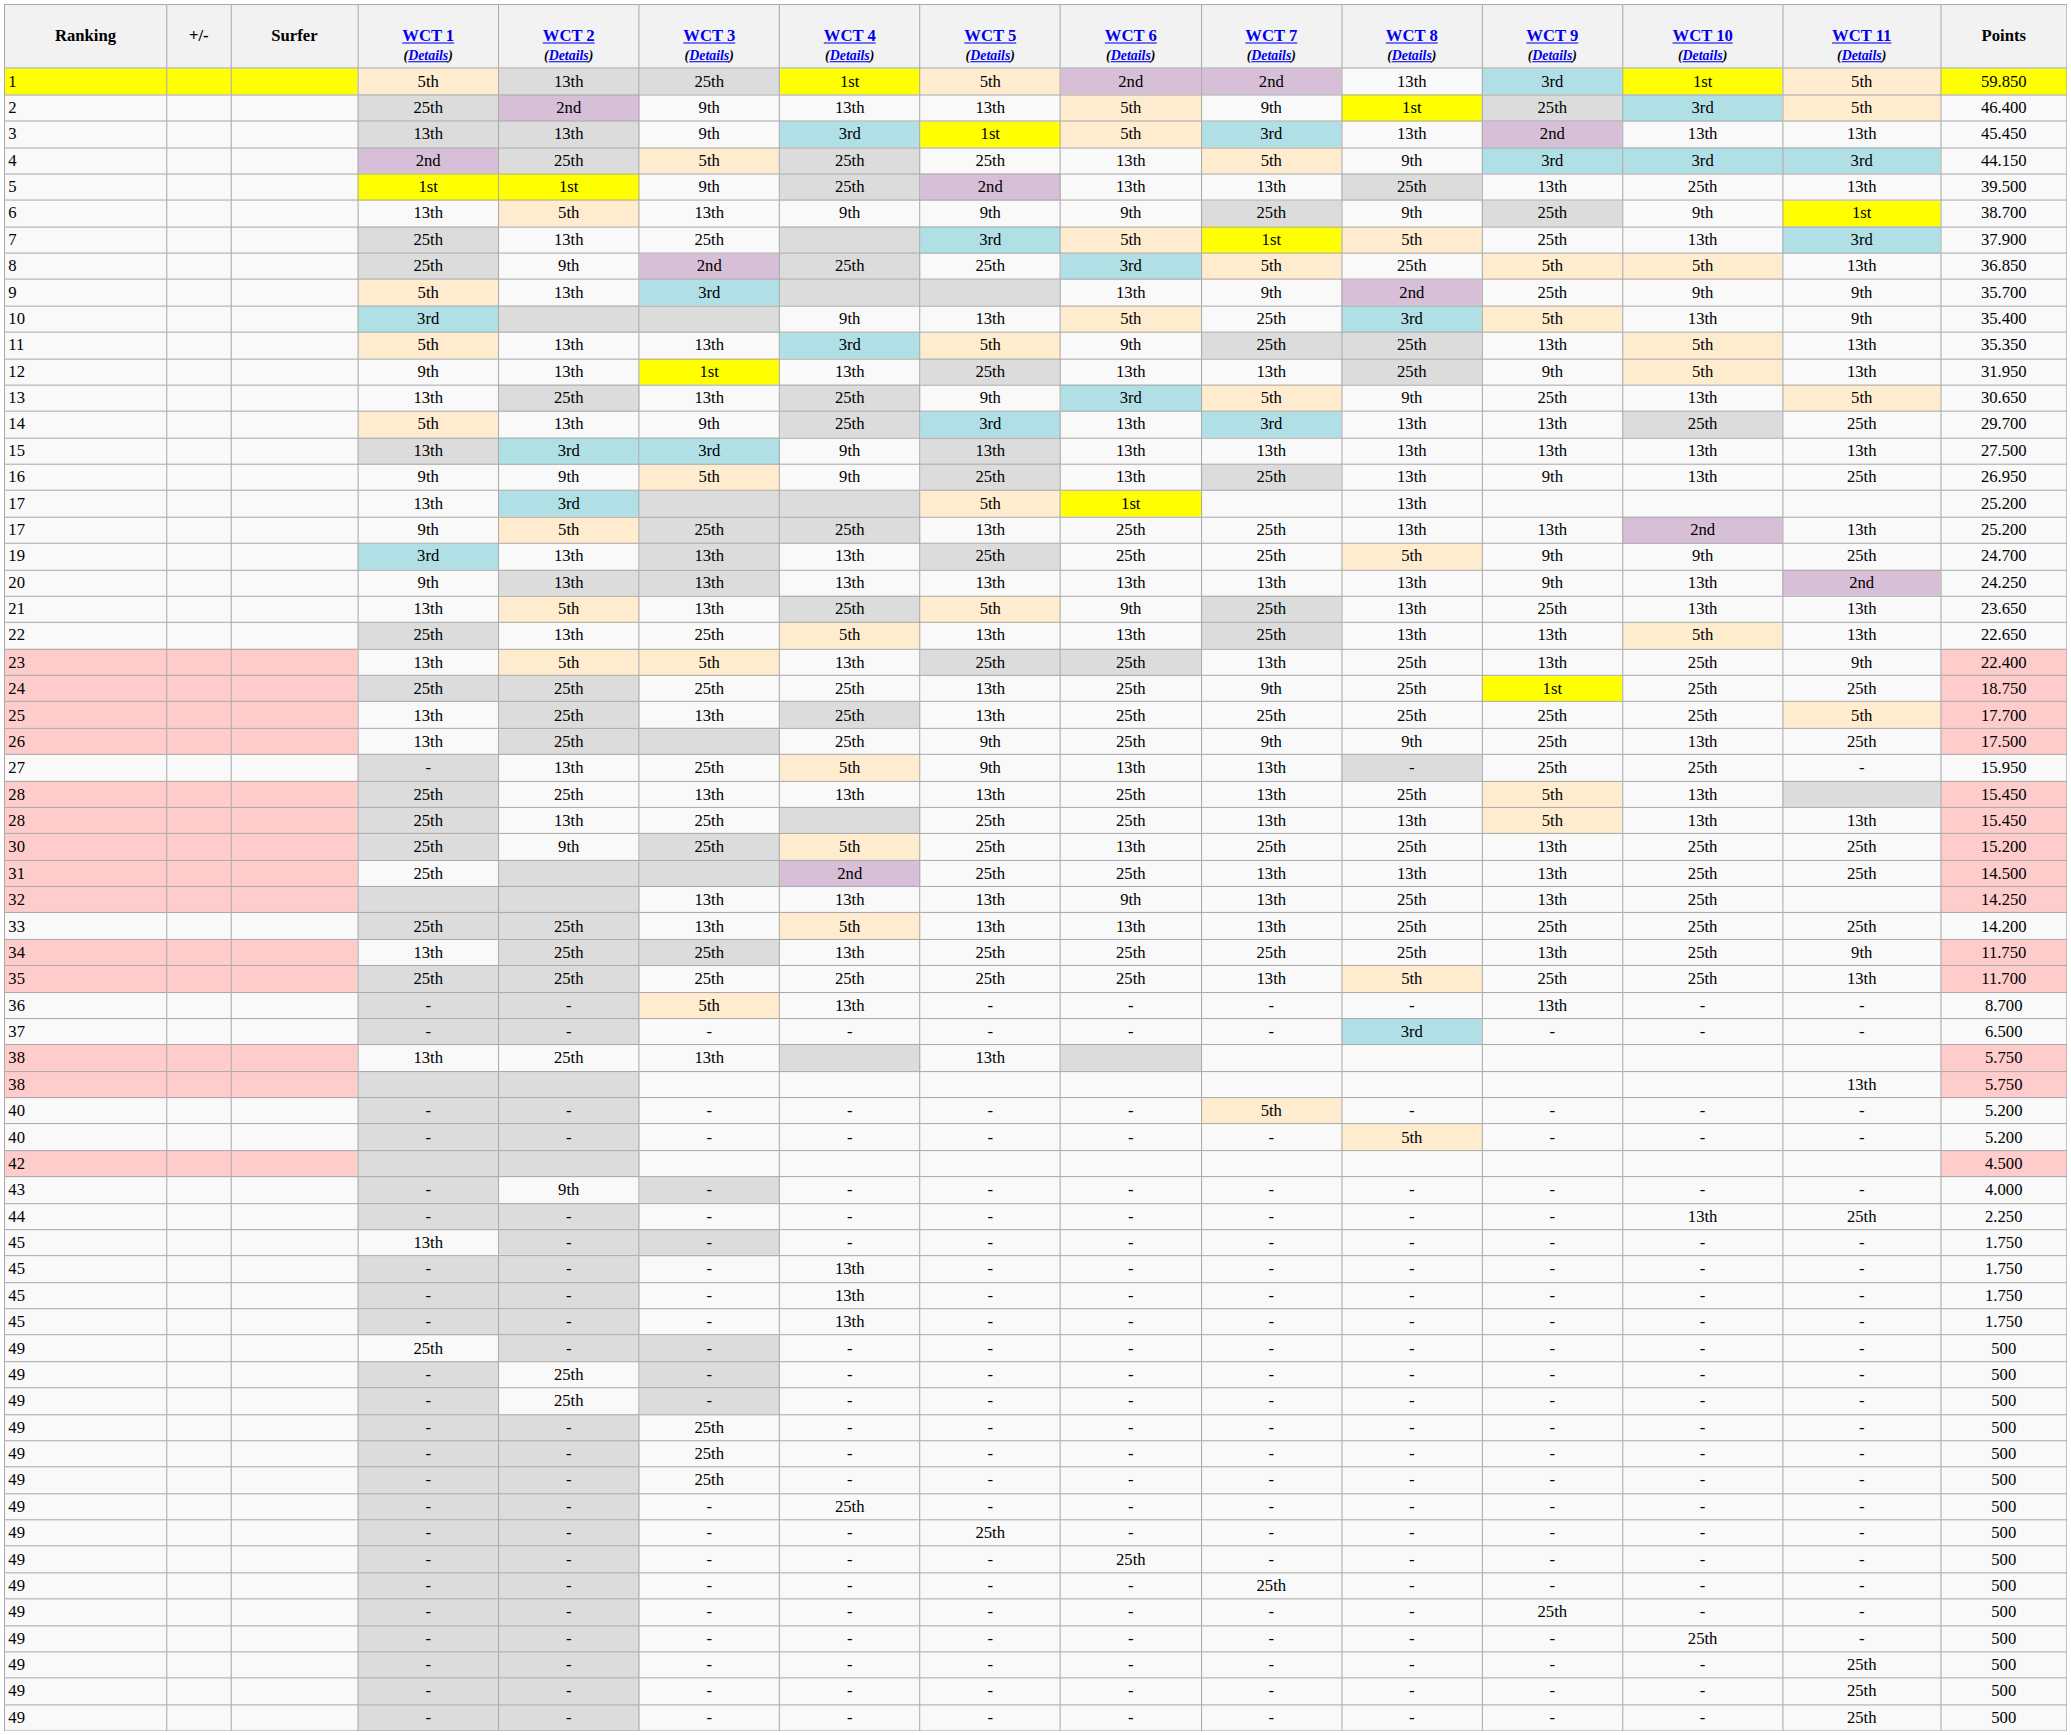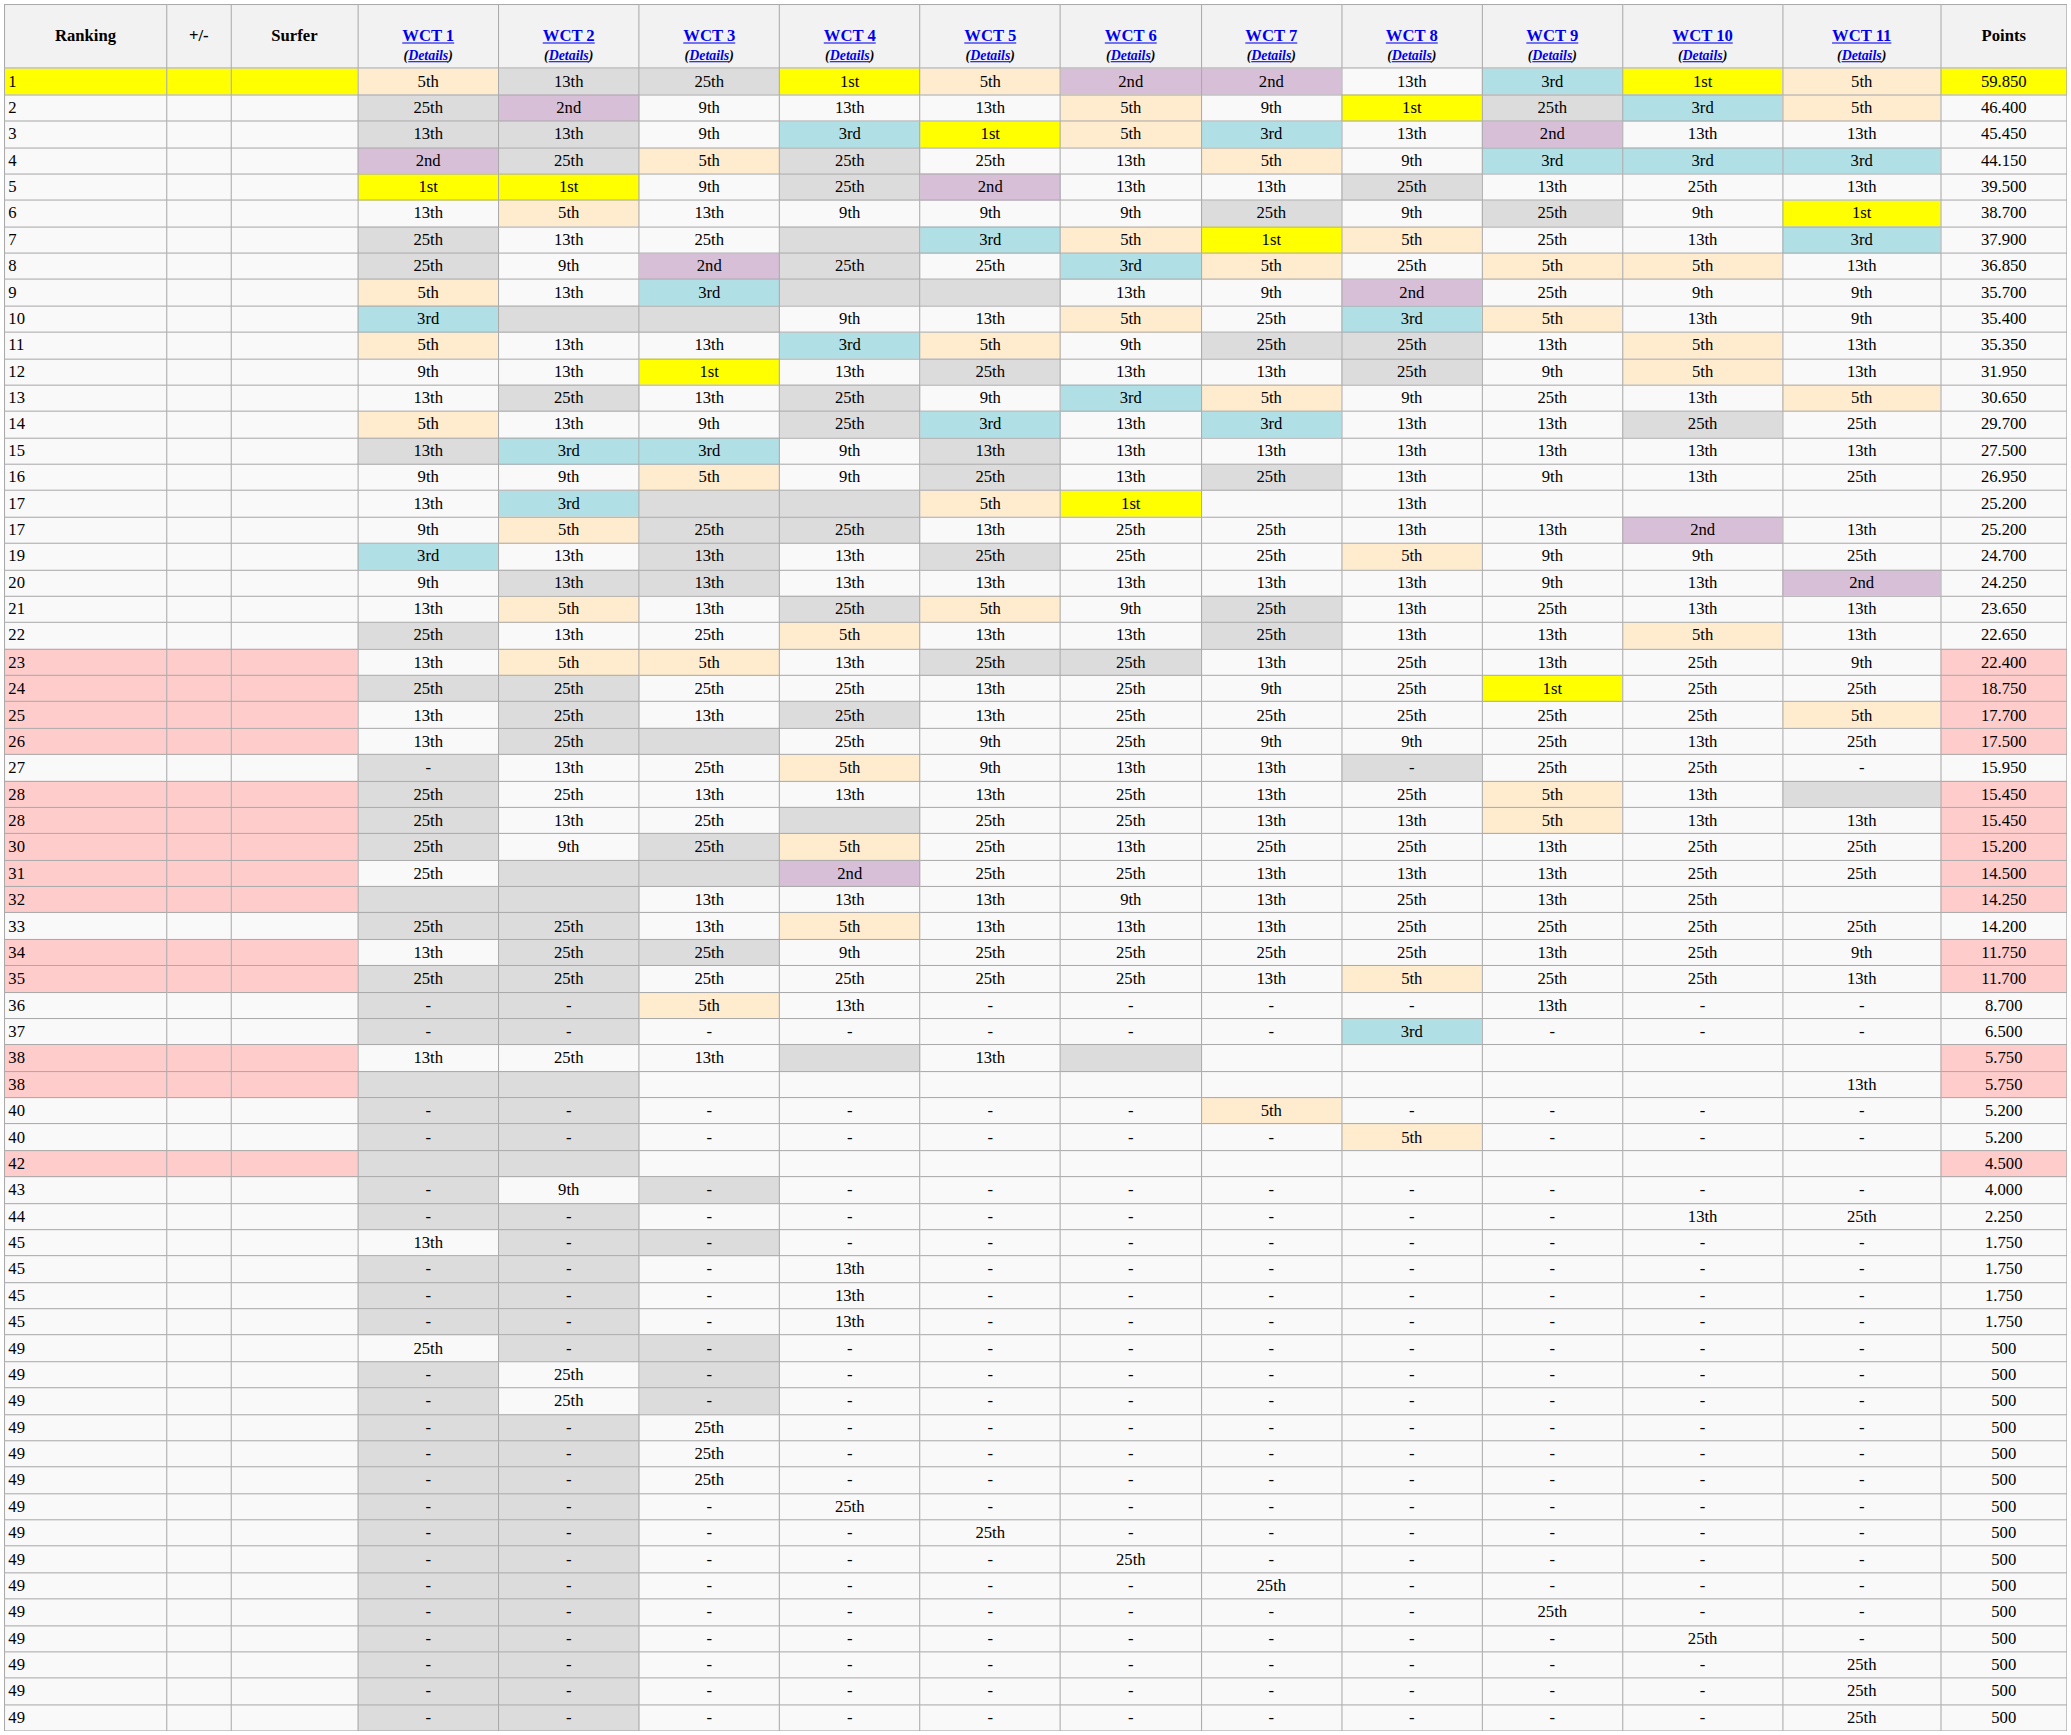(850, 952) 13th -> (850, 952) 9th
